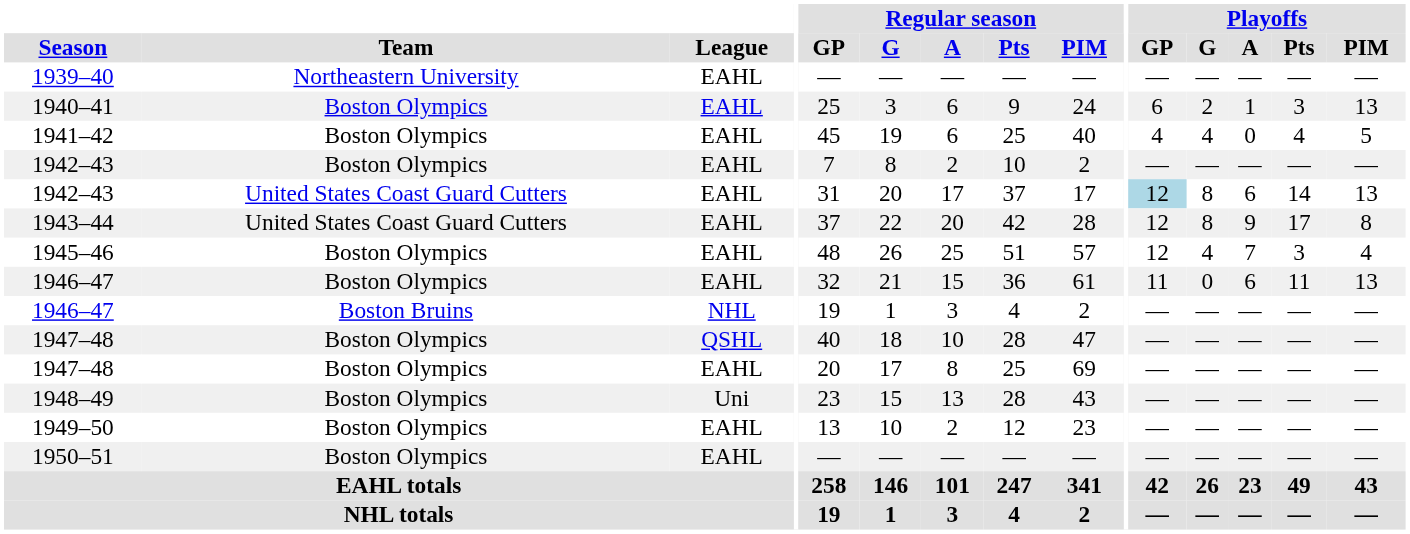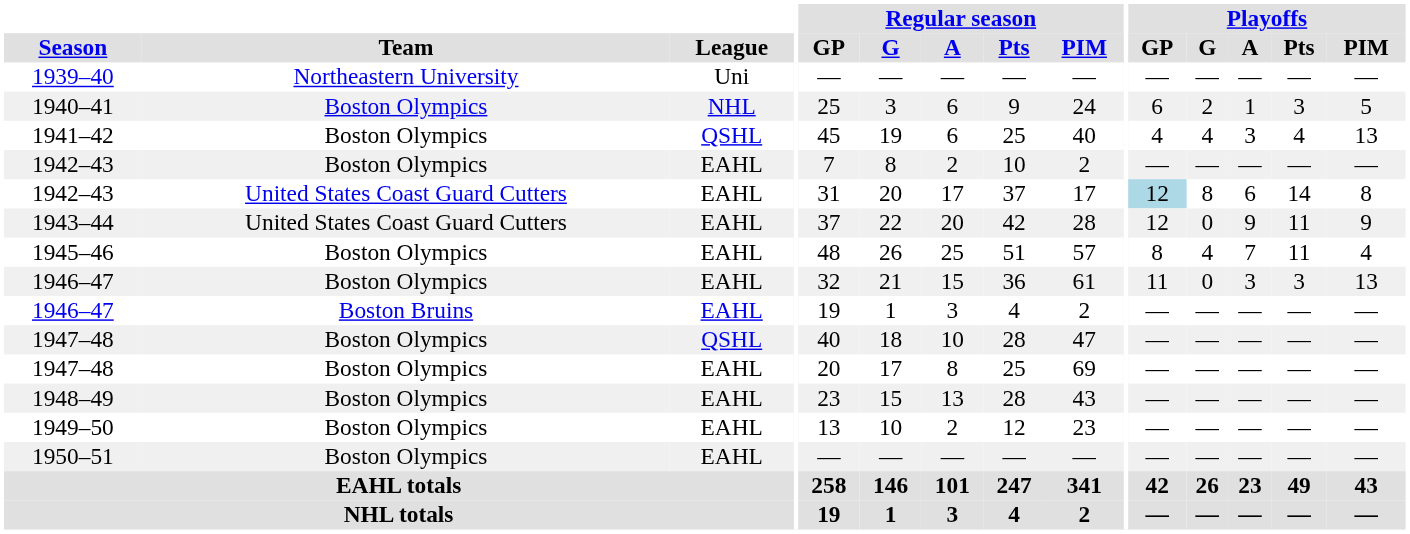(732, 76) EAHL -> (732, 76) Uni
(732, 105) EAHL -> (732, 105) NHL
(1366, 105) 13 -> (1366, 105) 5
(732, 135) EAHL -> (732, 135) QSHL
(1250, 135) 0 -> (1250, 135) 3
(1366, 135) 5 -> (1366, 135) 13
(1366, 193) 13 -> (1366, 193) 8
(1207, 222) 8 -> (1207, 222) 0
(1299, 222) 17 -> (1299, 222) 11
(1366, 222) 8 -> (1366, 222) 9
(1157, 251) 12 -> (1157, 251) 8
(1299, 251) 3 -> (1299, 251) 11
(1250, 281) 6 -> (1250, 281) 3
(1299, 281) 11 -> (1299, 281) 3
(732, 310) NHL -> (732, 310) EAHL
(732, 397) Uni -> (732, 397) EAHL
